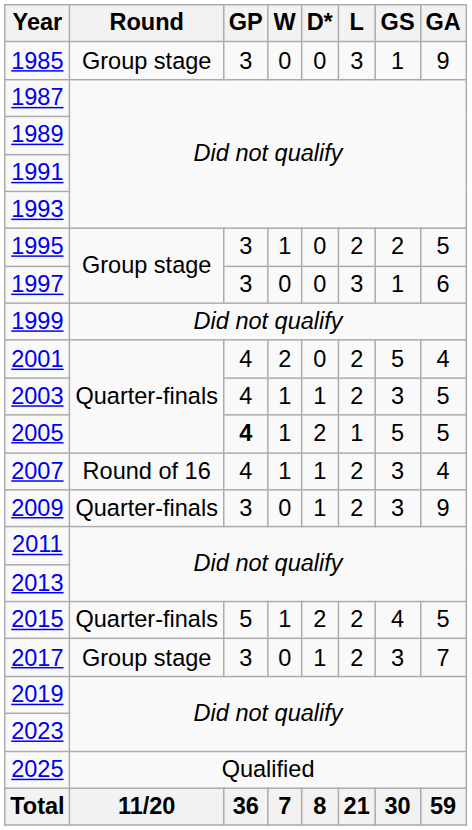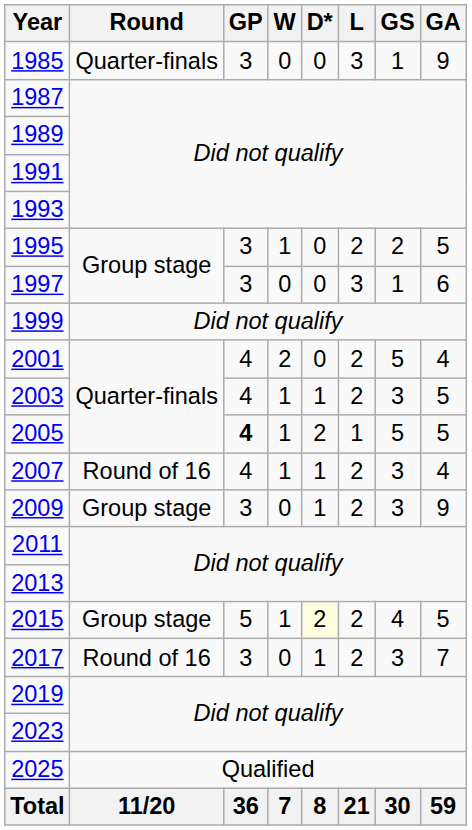(147, 60) Group stage -> (147, 60) Quarter-finals
(147, 508) Quarter-finals -> (147, 508) Group stage
(147, 619) Quarter-finals -> (147, 619) Group stage
(320, 619) no background -> (320, 619) lightyellow background
(147, 657) Group stage -> (147, 657) Round of 16
